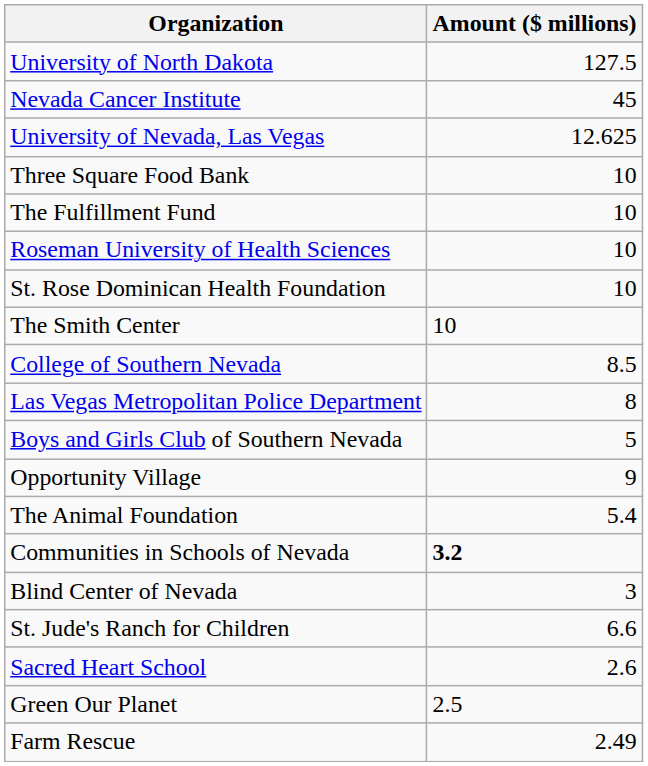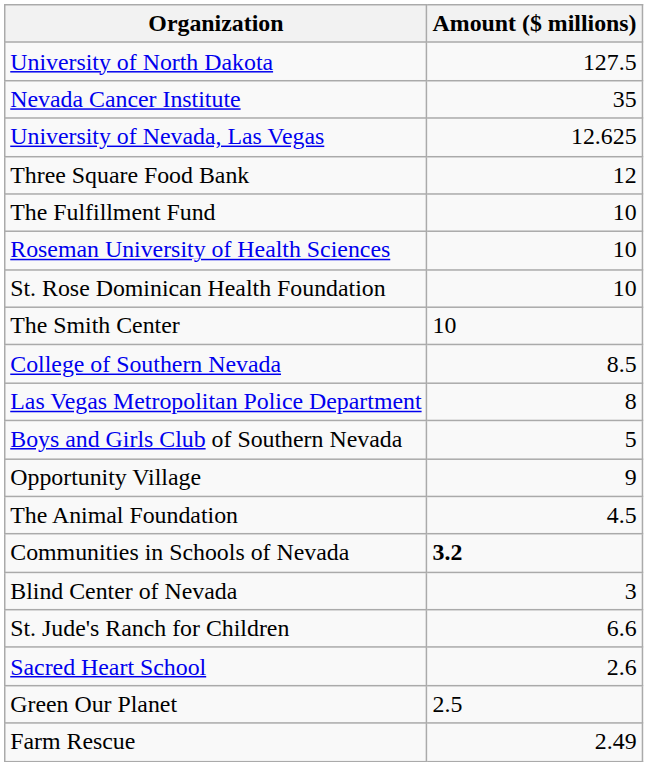(625, 99) 45 -> (625, 99) 35
(625, 174) 10 -> (625, 174) 12
(622, 514) 5.4 -> (622, 514) 4.5
